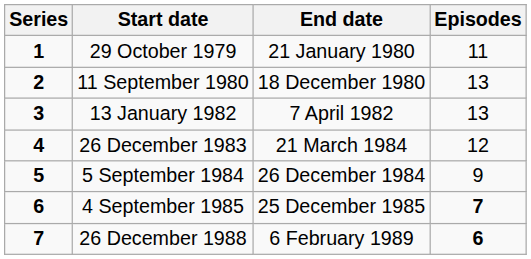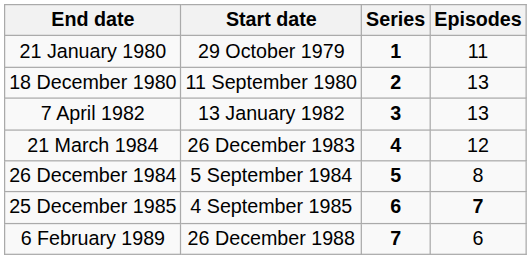columns swapped: (39, 20) <-> (342, 20)
(478, 176) 9 -> (478, 176) 8
(478, 238) bold -> (478, 238) normal
